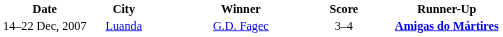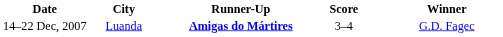columns swapped: (241, 9) <-> (447, 9)
